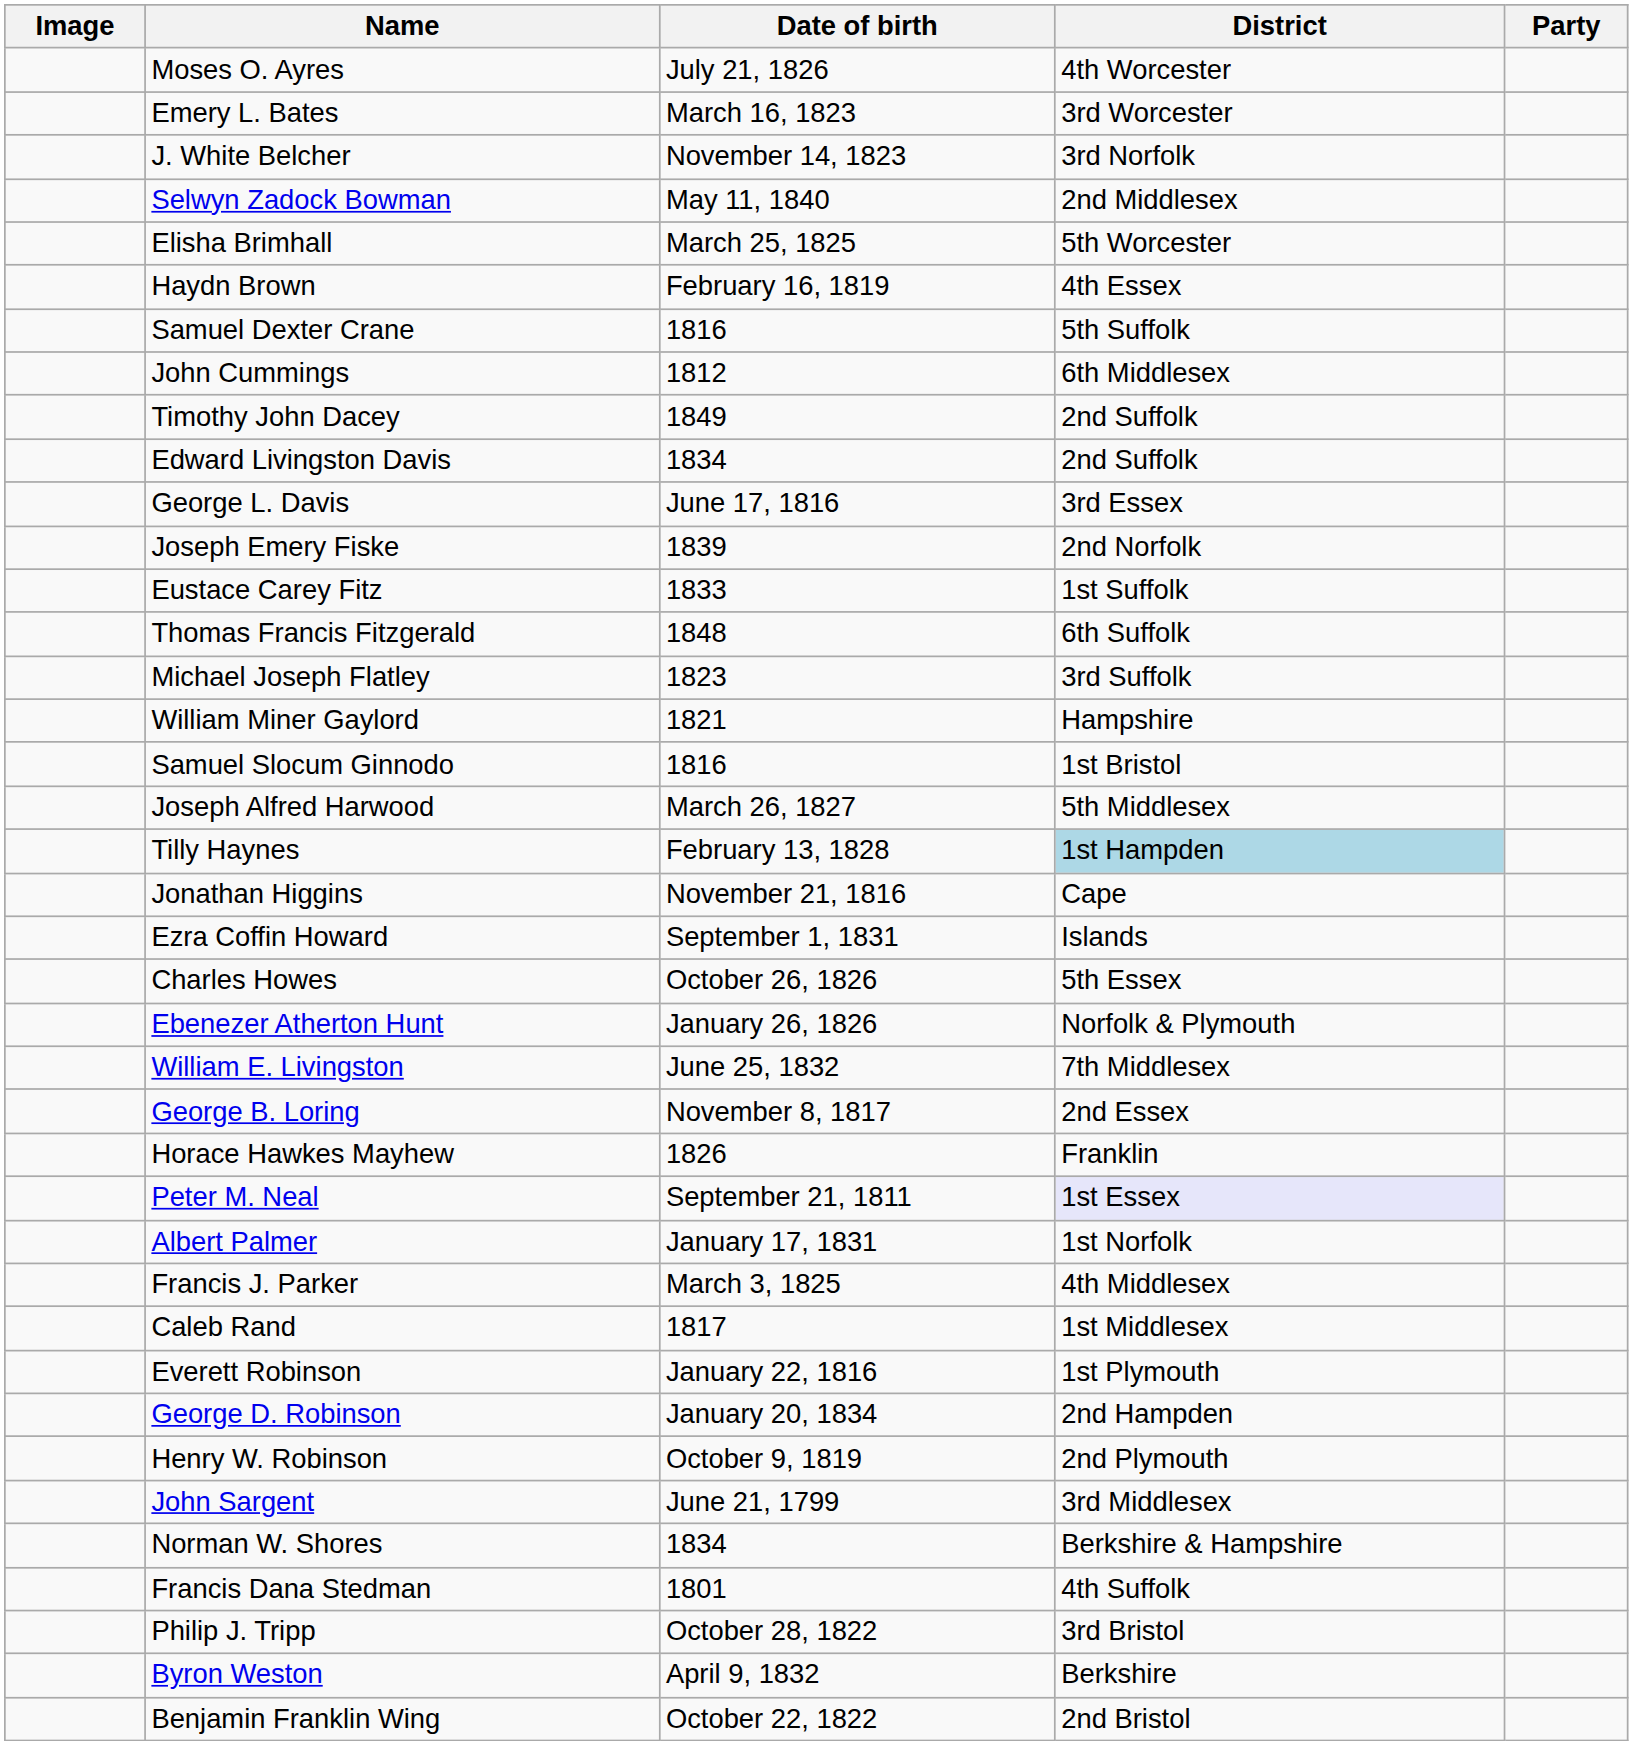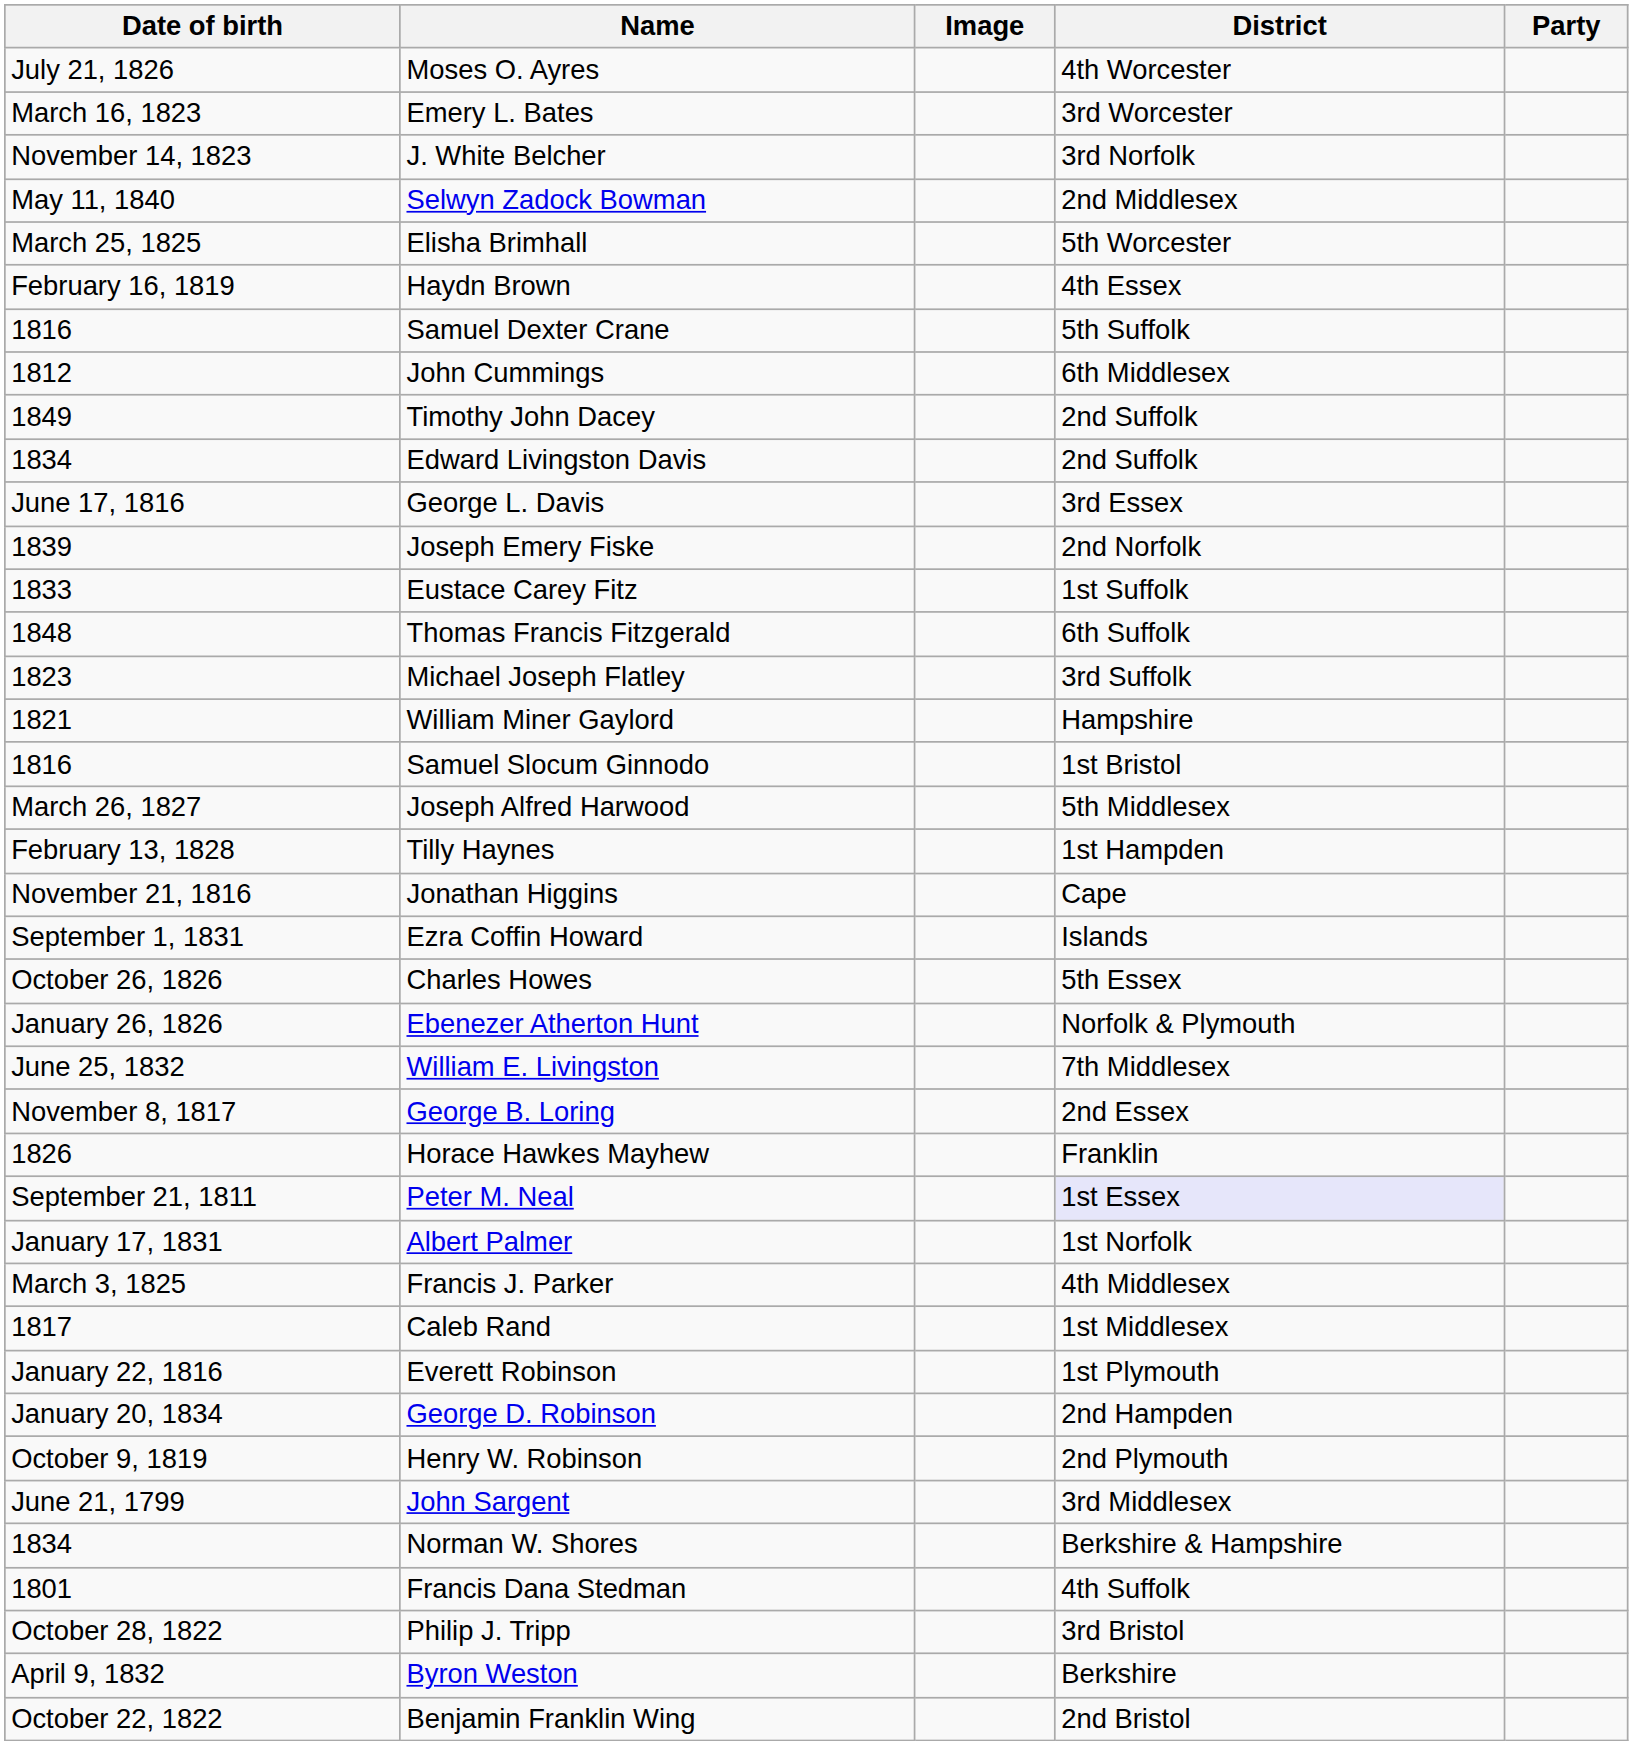columns swapped: (75, 26) <-> (857, 26)
(1143, 850) lightblue background -> (1143, 850) no background
